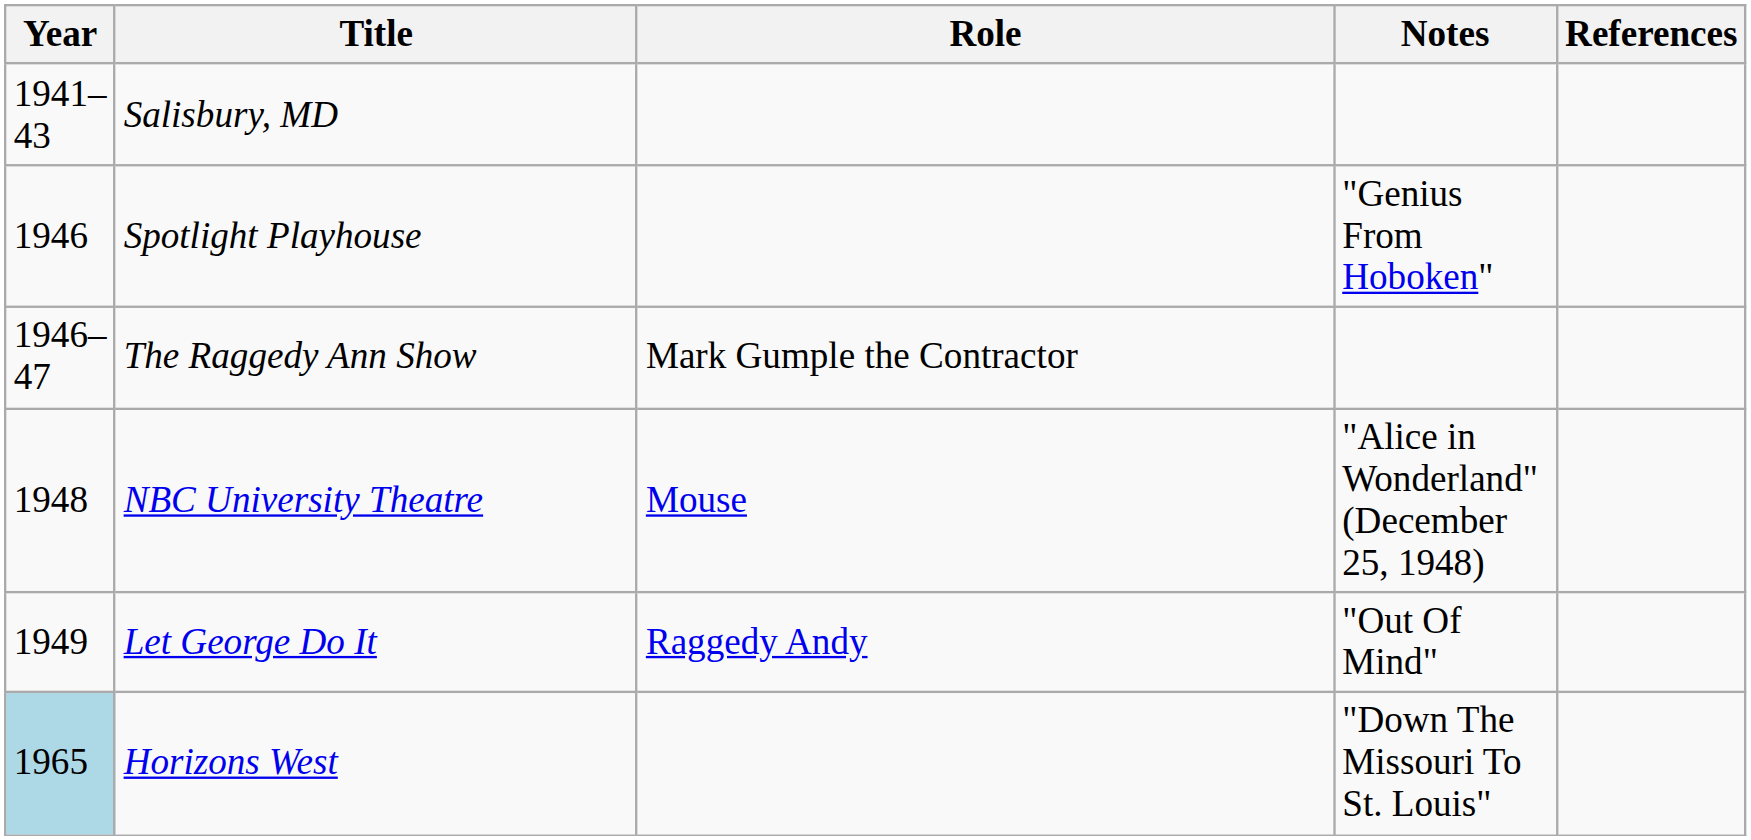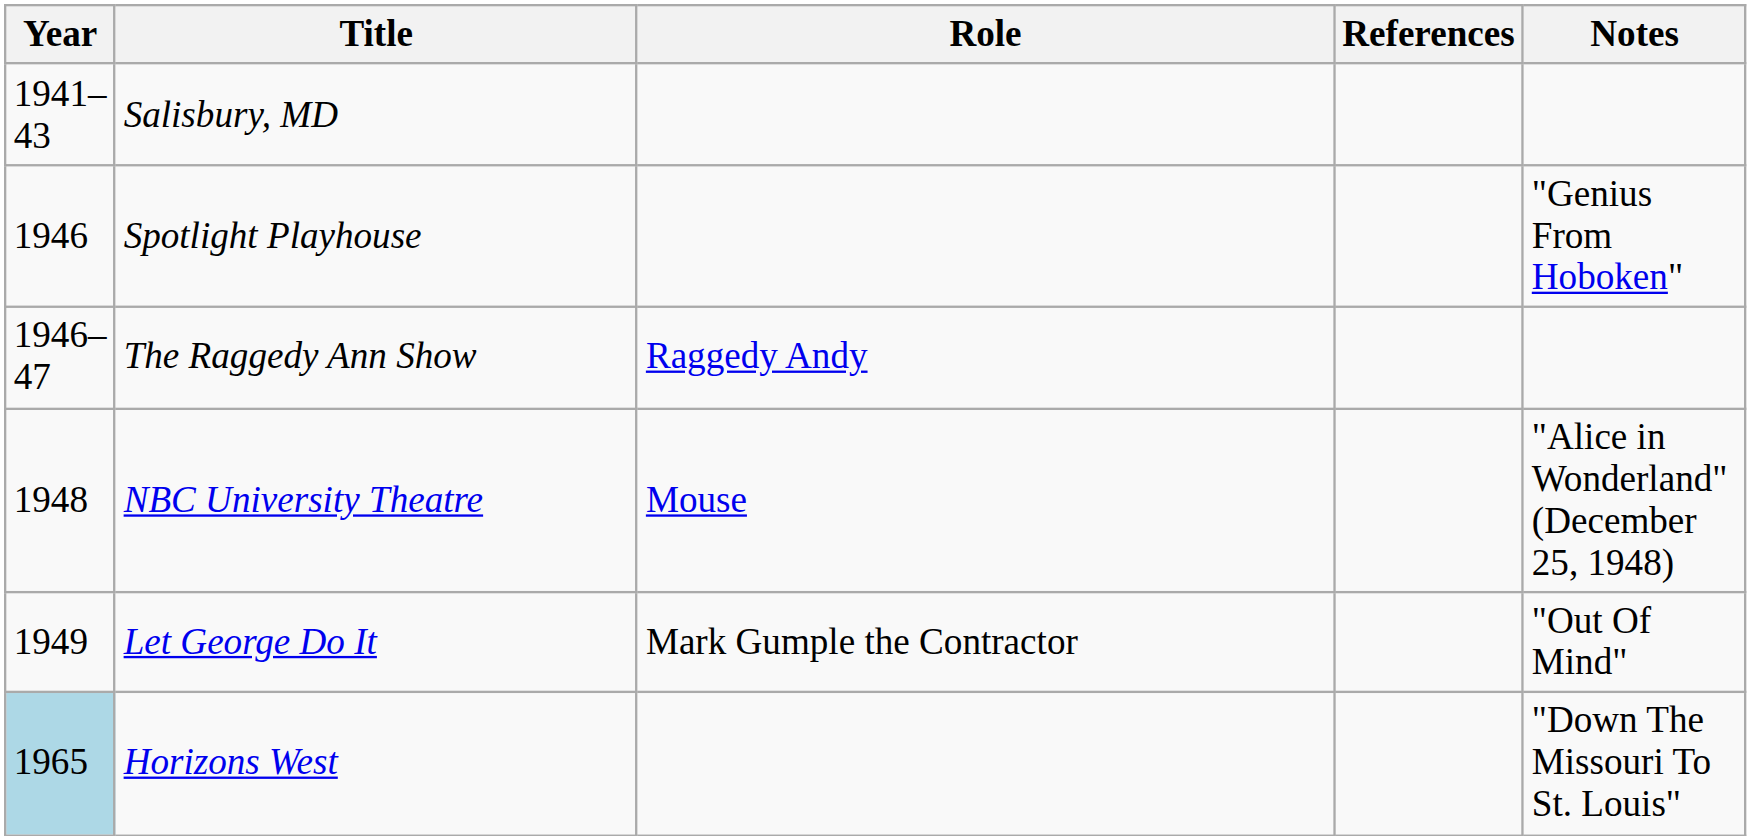columns swapped: (1445, 33) <-> (1651, 33)
(862, 356) Mark Gumple the Contractor -> (757, 356) Raggedy Andy
(757, 641) Raggedy Andy -> (862, 641) Mark Gumple the Contractor
